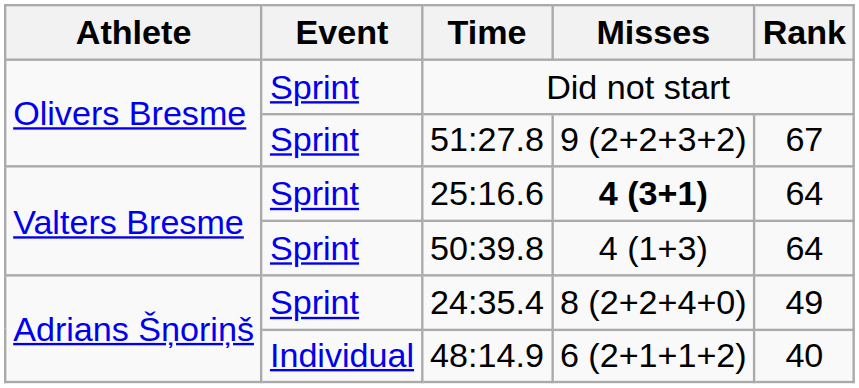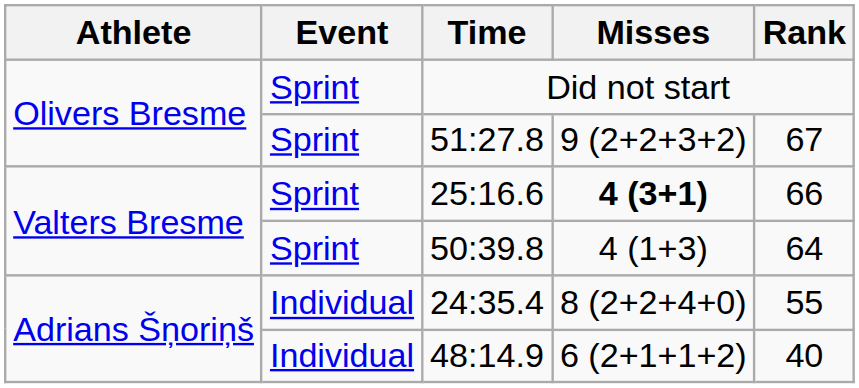(804, 194) 64 -> (804, 194) 66
(315, 302) Sprint -> (342, 302) Individual
(804, 302) 49 -> (804, 302) 55
